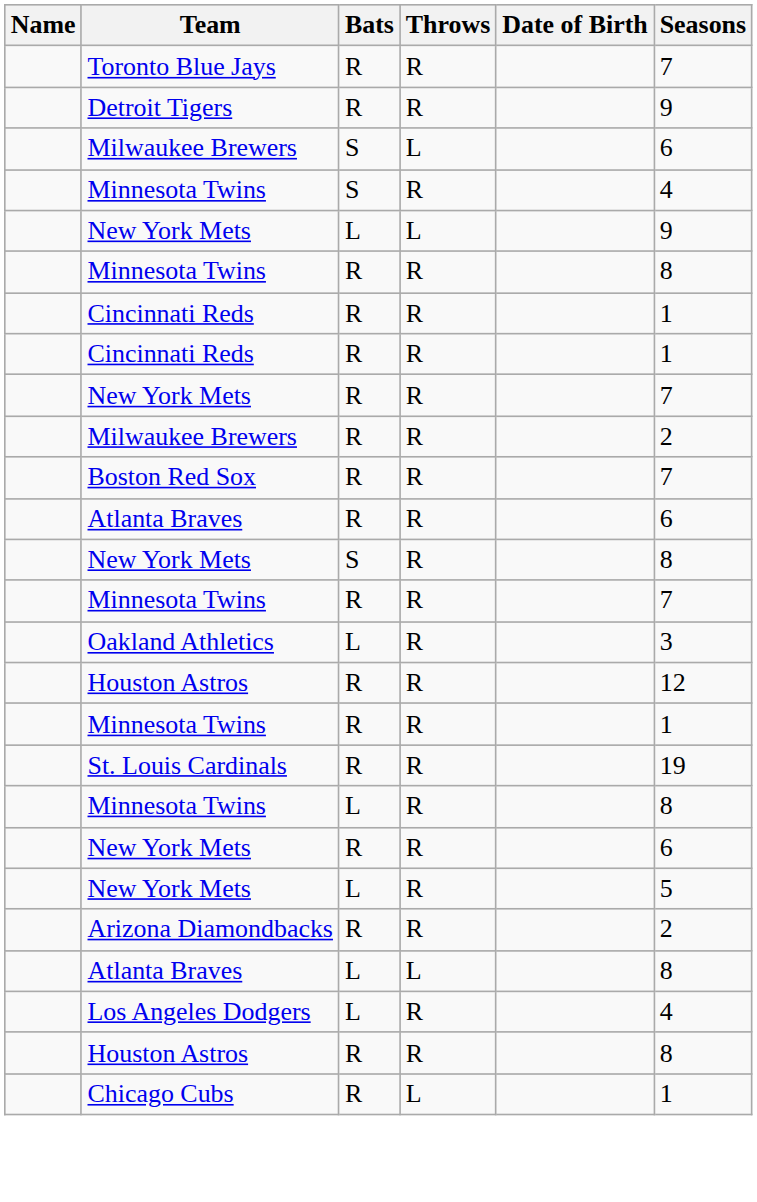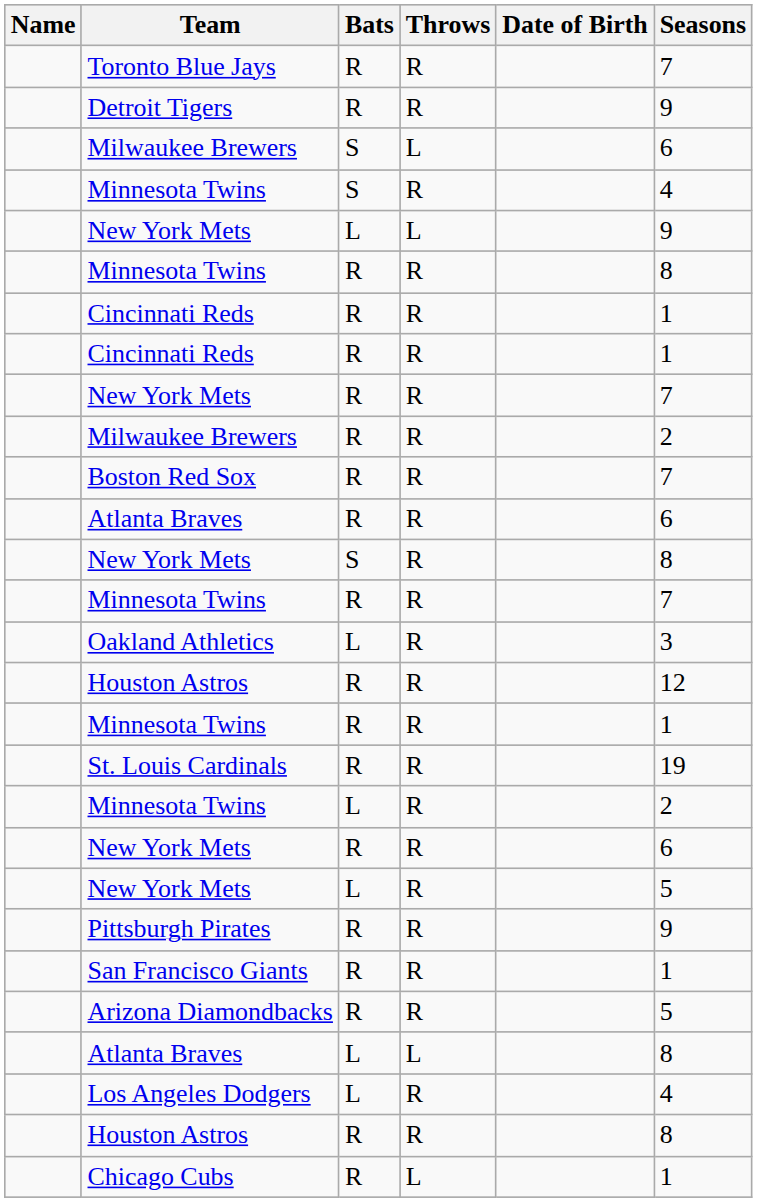(666, 806) 8 -> (666, 806) 2
+ row: (179, 929)
+ row: (198, 970)
(666, 929) 2 -> (666, 1011) 5
